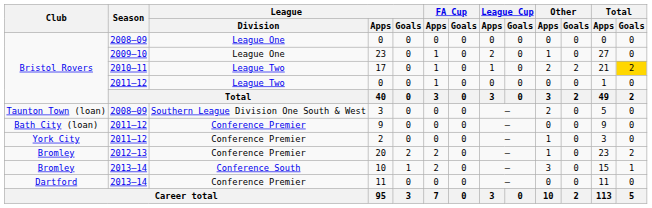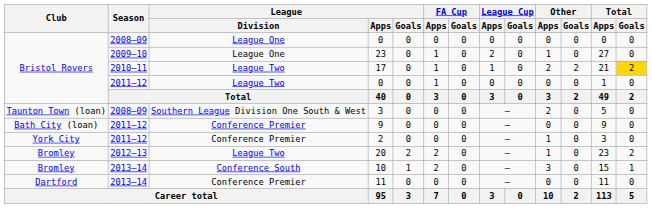(259, 153) Conference Premier -> (259, 153) League Two
